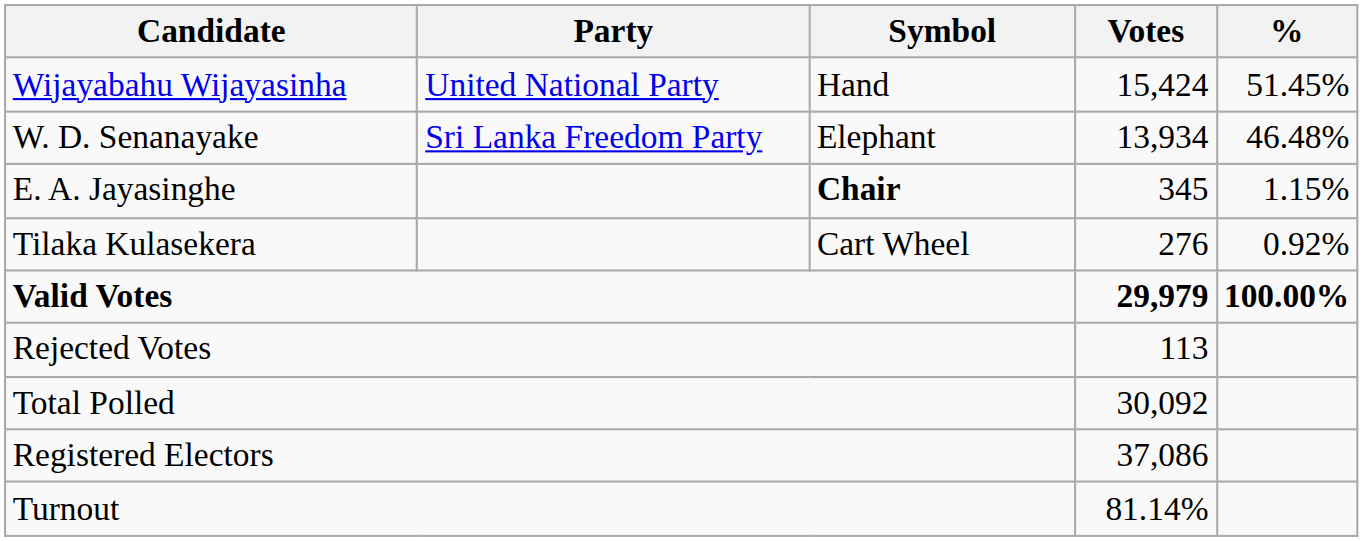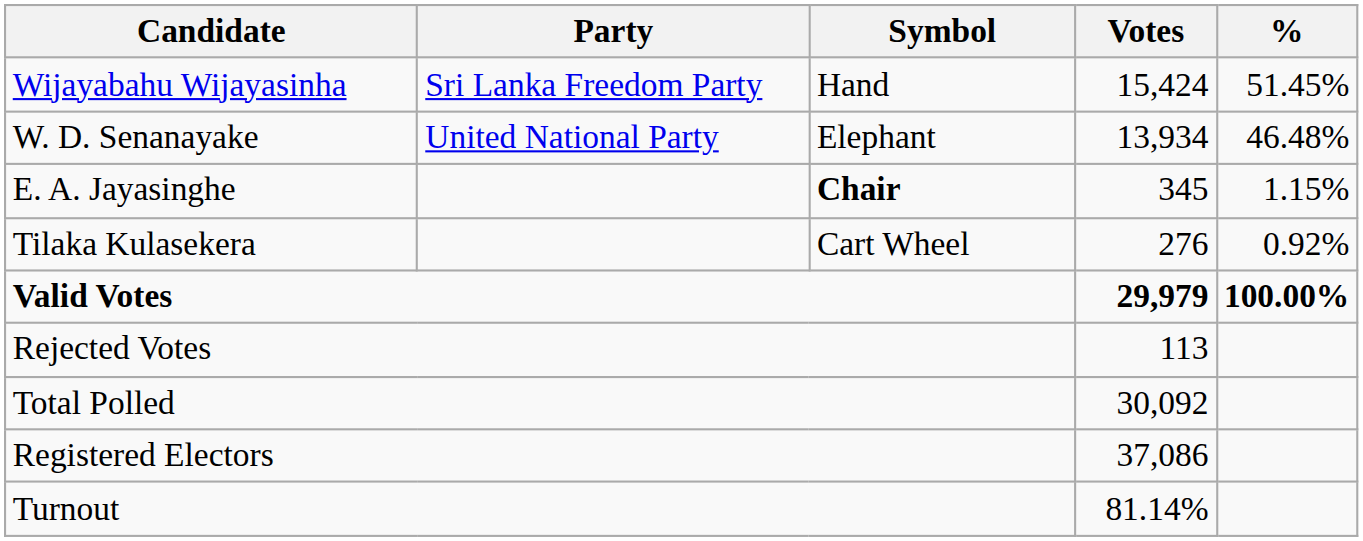(572, 84) United National Party -> (594, 84) Sri Lanka Freedom Party
(594, 137) Sri Lanka Freedom Party -> (572, 137) United National Party
